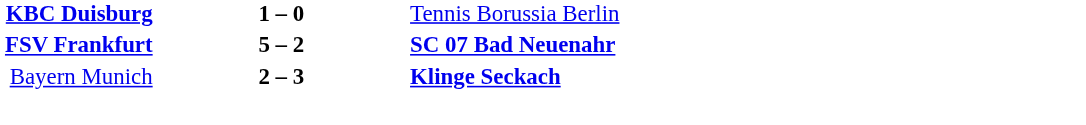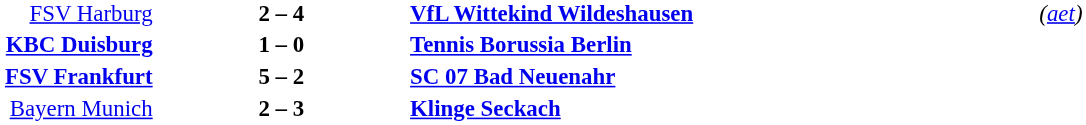+ row: (91, 13)
(515, 13) normal -> (521, 44) bold
